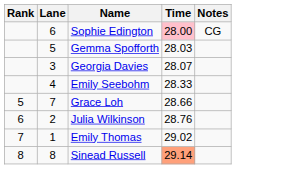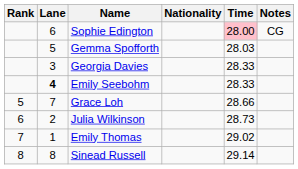+ column: (193, 13)
(178, 66) 28.07 -> (241, 66) 28.33
(53, 84) normal -> (53, 84) bold
(178, 119) 28.76 -> (241, 119) 28.73
(178, 155) lightsalmon background -> (241, 155) no background
